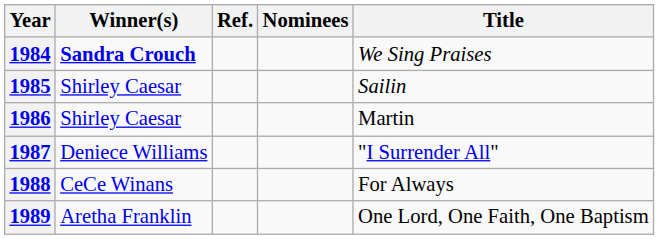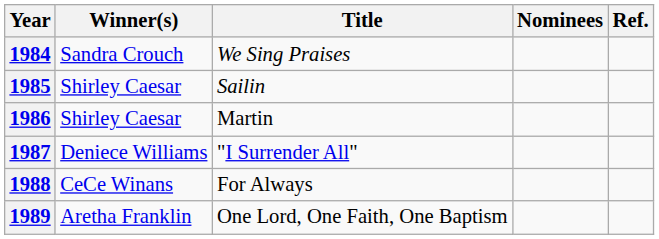columns swapped: (503, 20) <-> (235, 20)
(128, 53) bold -> (122, 53) normal
